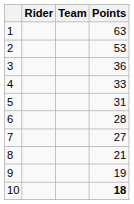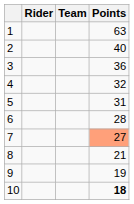(120, 48) 53 -> (120, 48) 40
(120, 84) 33 -> (120, 84) 32
(120, 137) no background -> (120, 137) lightsalmon background
